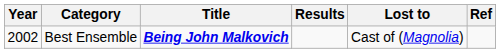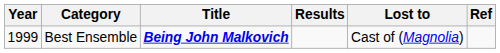(23, 37) 2002 -> (23, 37) 1999
